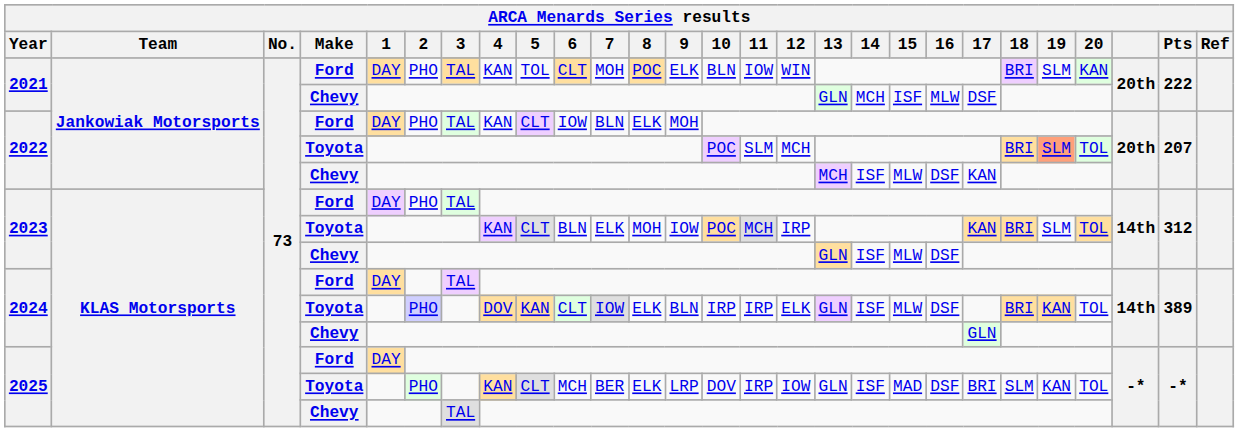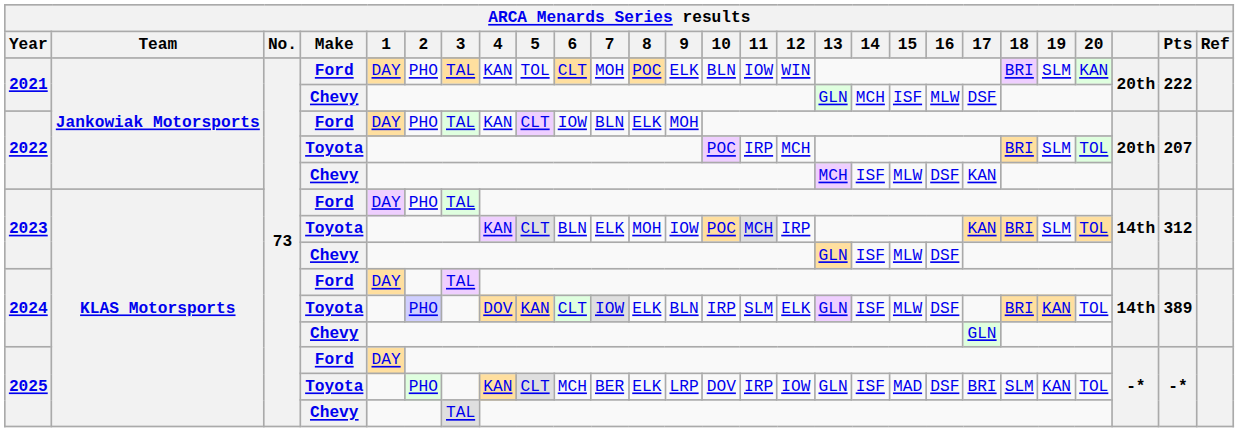(759, 150) SLM -> (759, 150) IRP
(1057, 150) lightsalmon background -> (1057, 150) no background
(759, 308) IRP -> (759, 308) SLM
